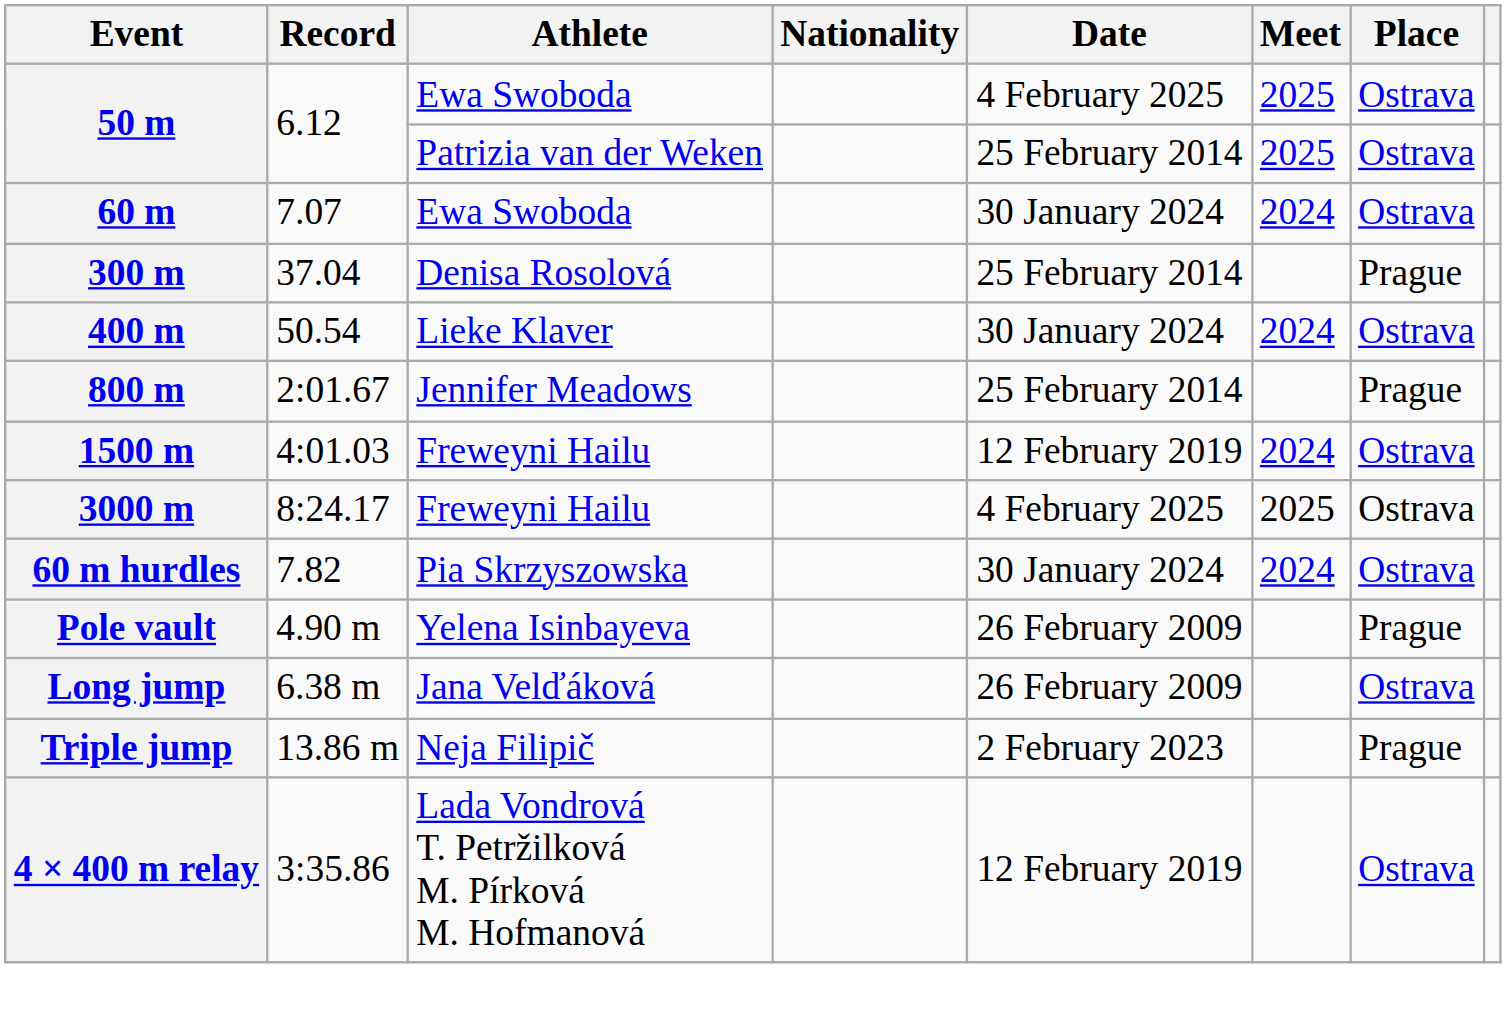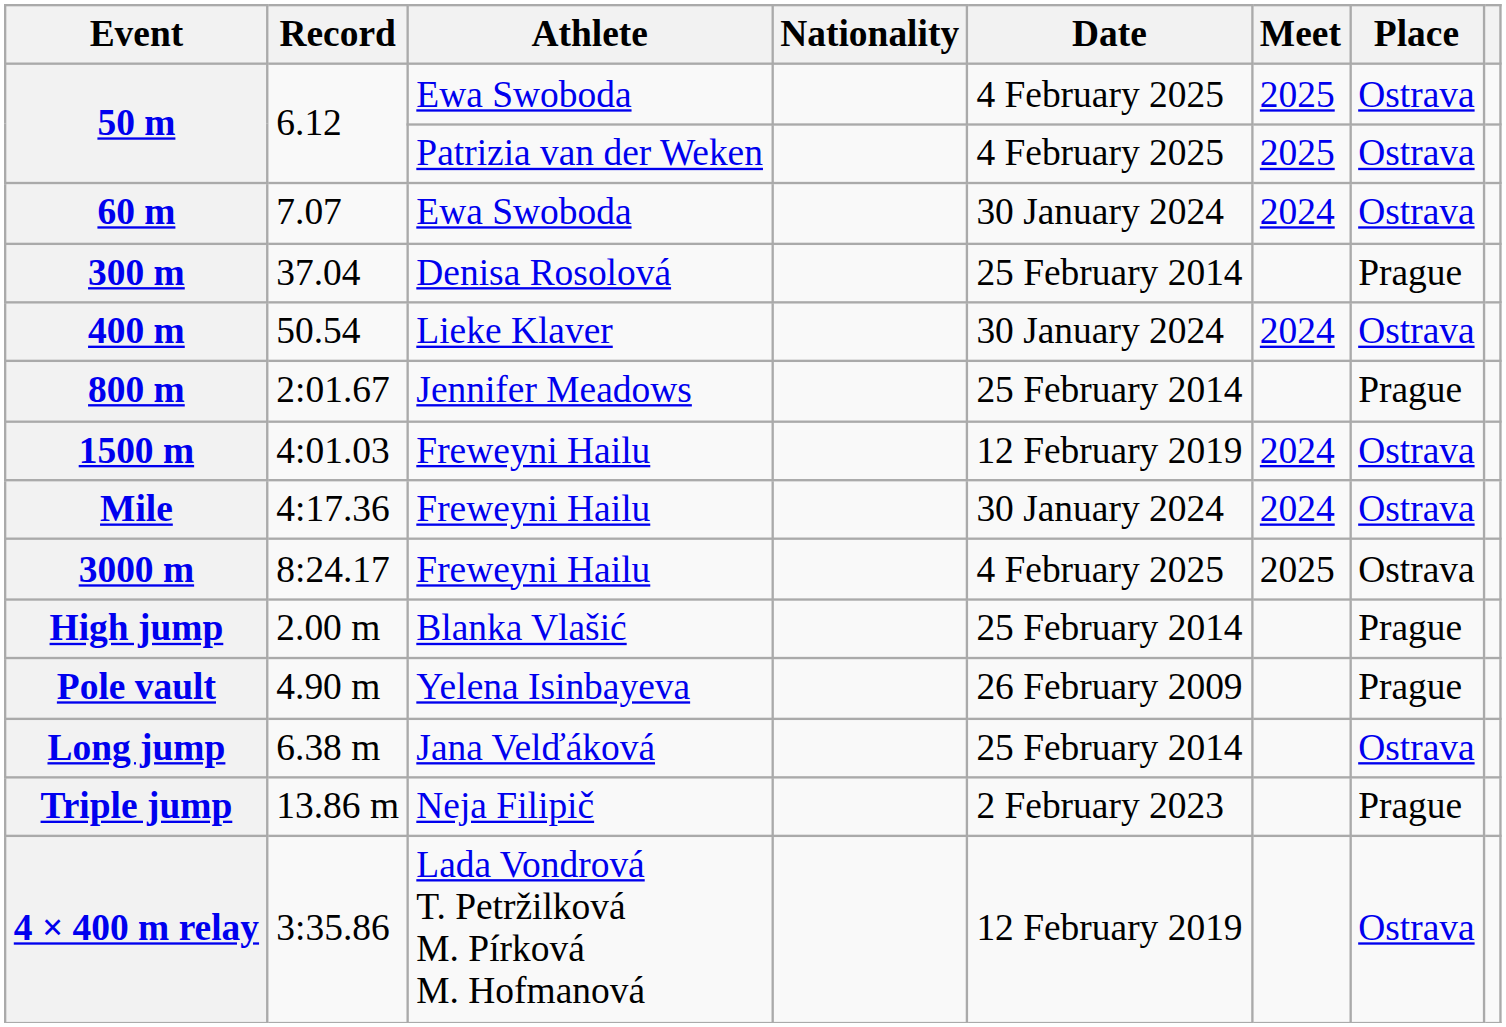(1109, 152) 25 February 2014 -> (1100, 152) 4 February 2025
+ row: (136, 509)
- row: (136, 568)
+ row: (136, 627)
(1109, 687) 26 February 2009 -> (1109, 746) 25 February 2014
